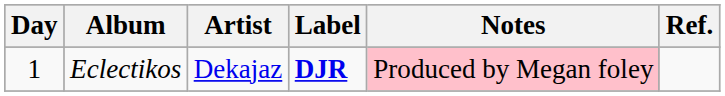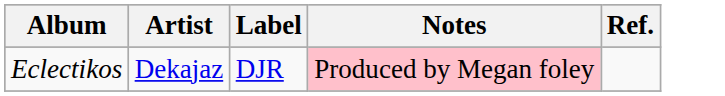- column: (34, 25)
(321, 68) bold -> (260, 68) normal
